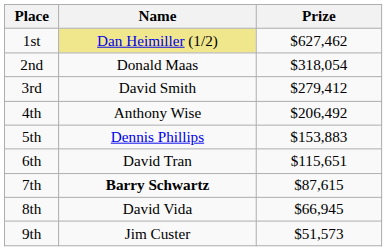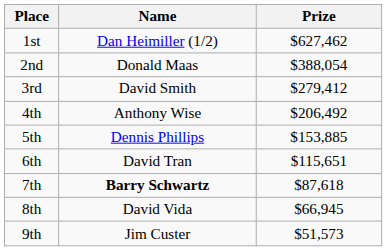(157, 40) khaki background -> (157, 40) no background
(319, 64) $318,054 -> (319, 64) $388,054
(319, 137) $153,883 -> (319, 137) $153,885
(319, 185) $87,615 -> (319, 185) $87,618
